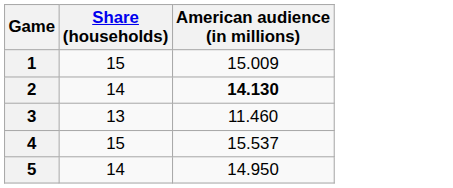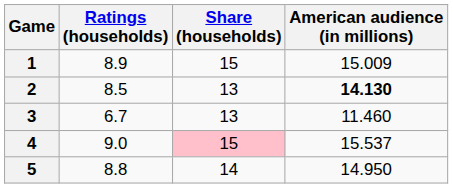+ column: (116, 27)
(116, 90) 14 -> (229, 90) 13
(116, 143) no background -> (229, 143) pink background
